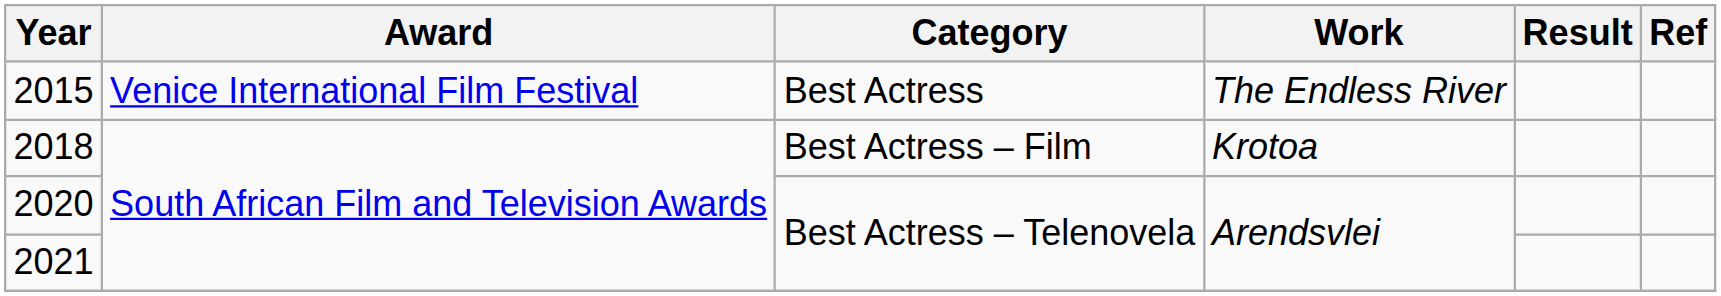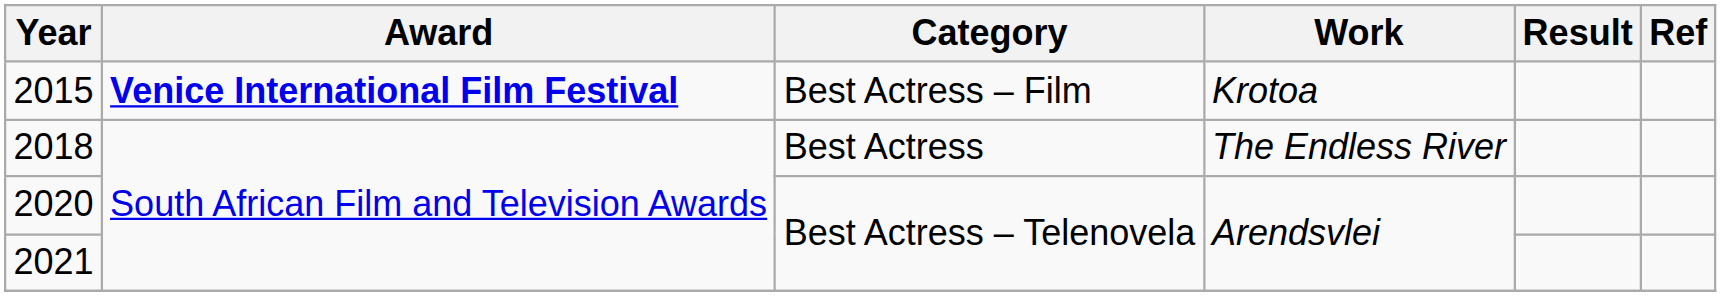(374, 90) normal -> (394, 90) bold
(884, 90) Best Actress -> (938, 90) Best Actress – Film
(1359, 90) The Endless River -> (1265, 90) Krotoa
(938, 147) Best Actress – Film -> (884, 147) Best Actress
(1265, 147) Krotoa -> (1359, 147) The Endless River
